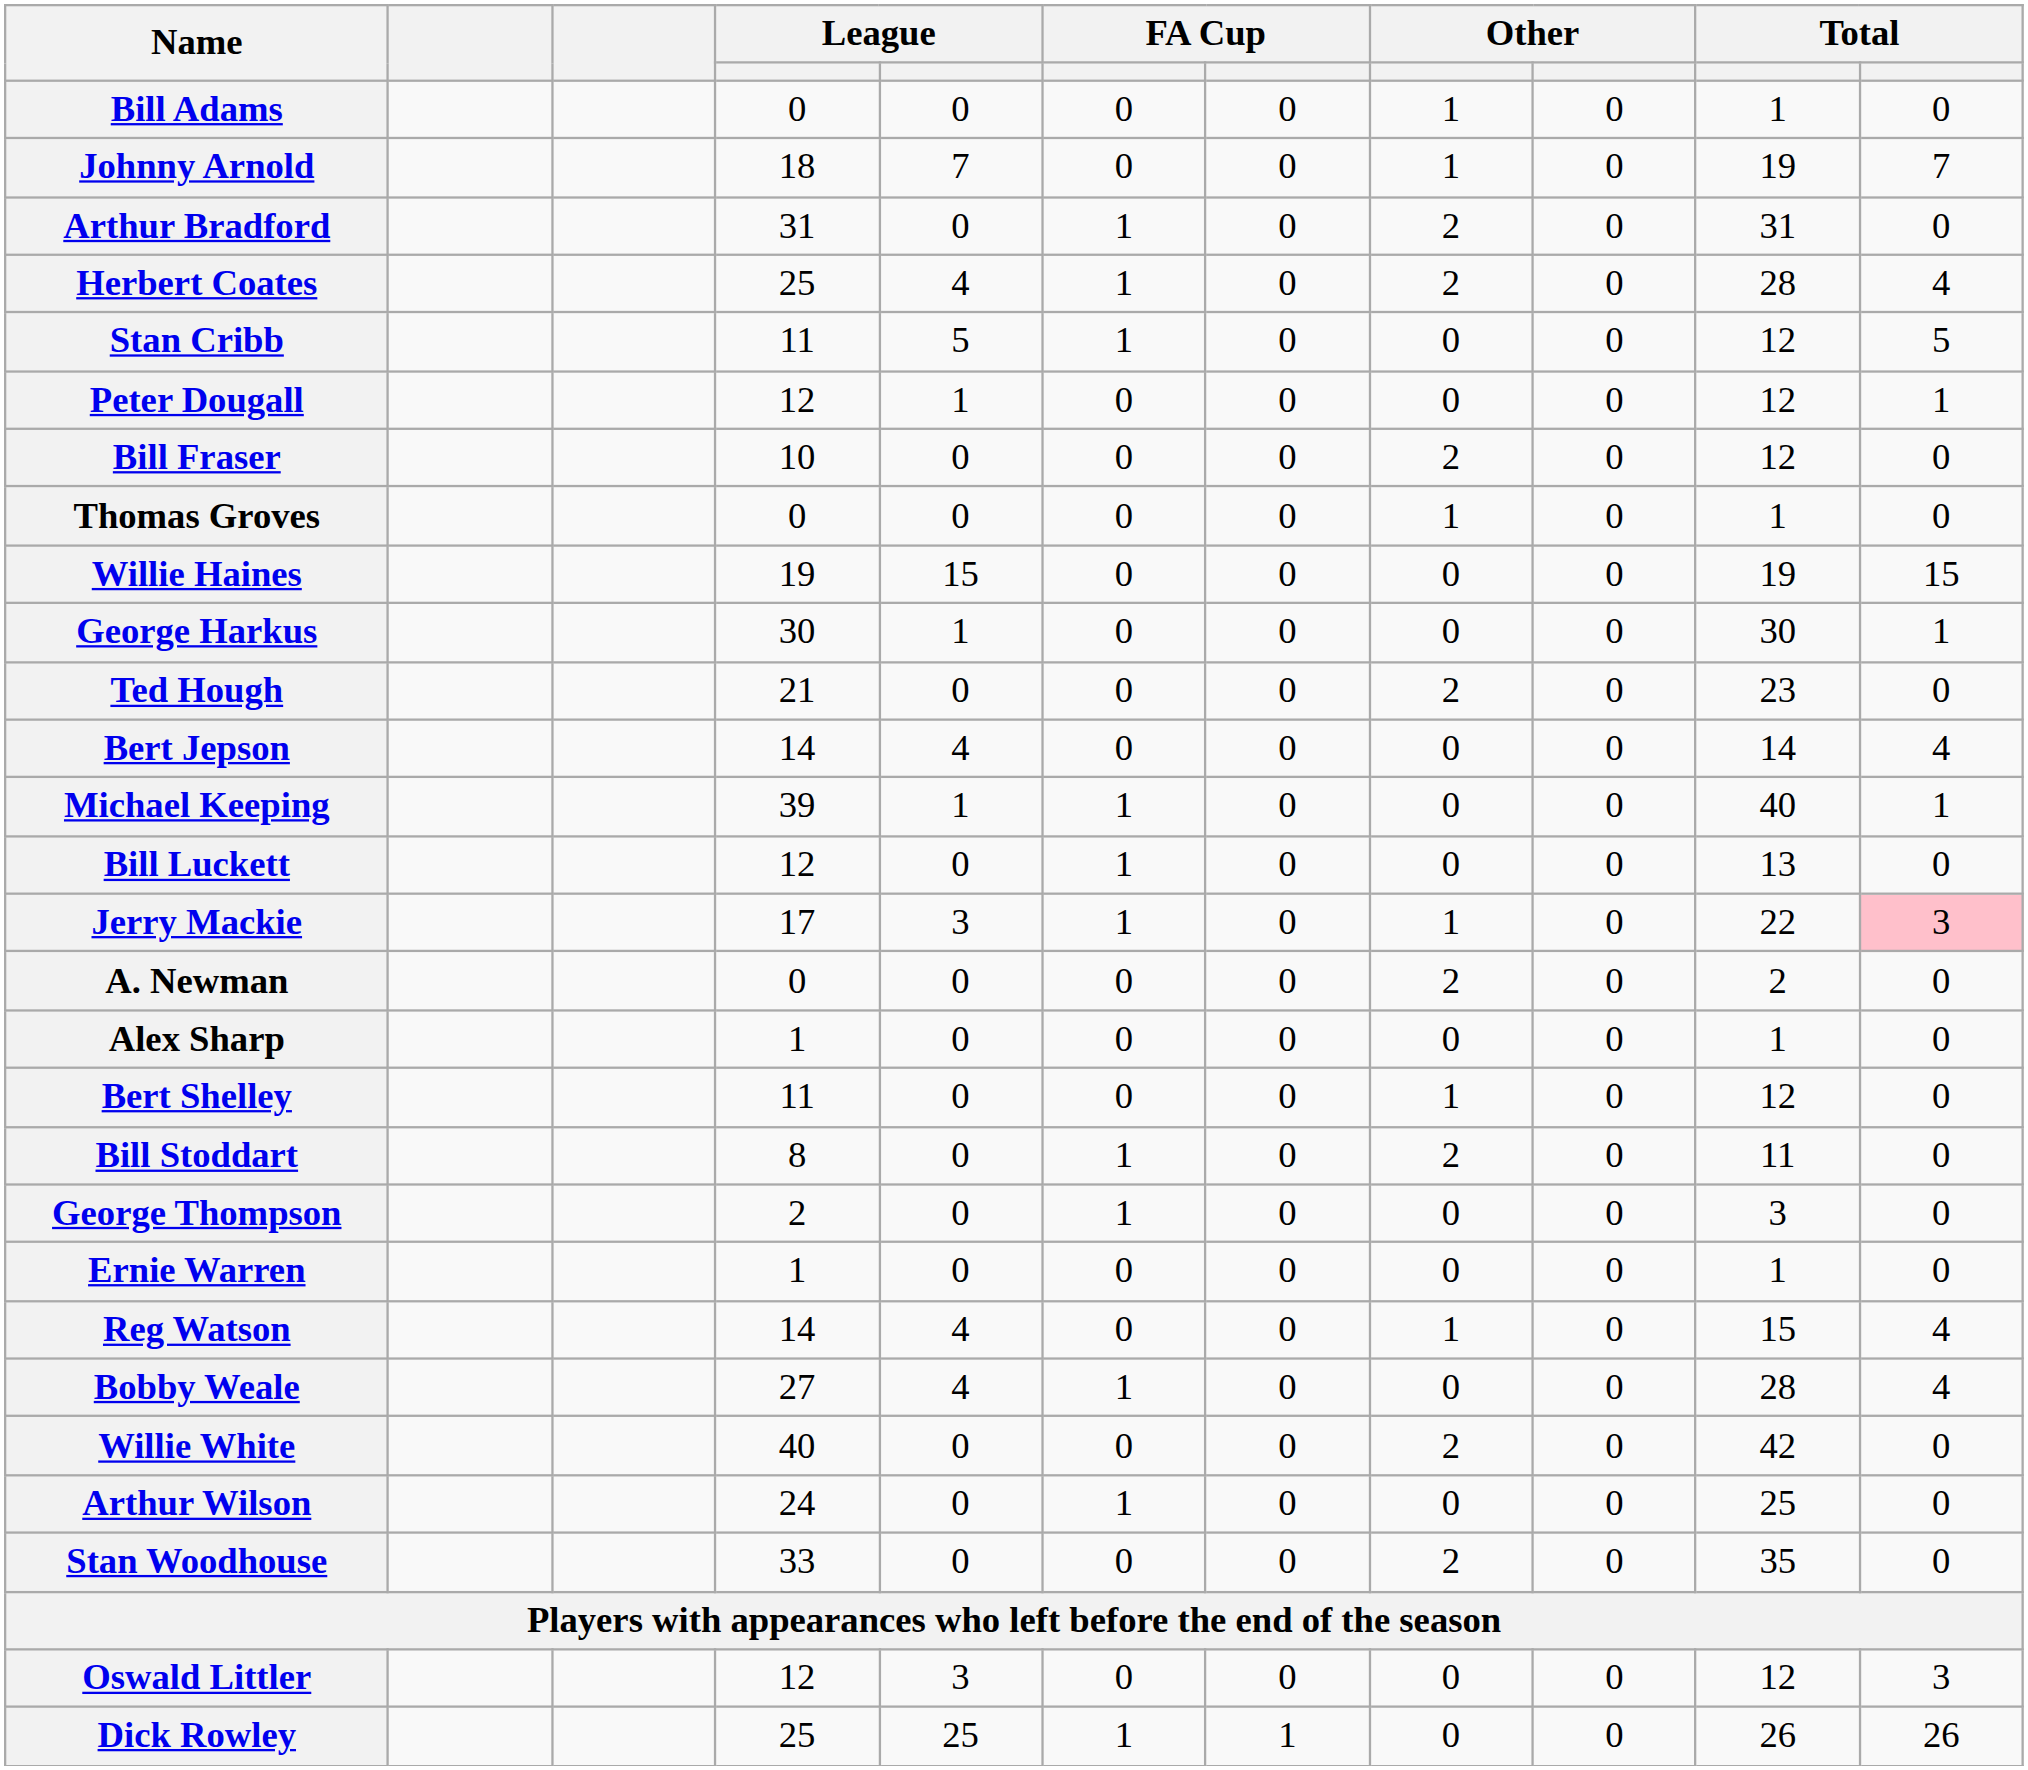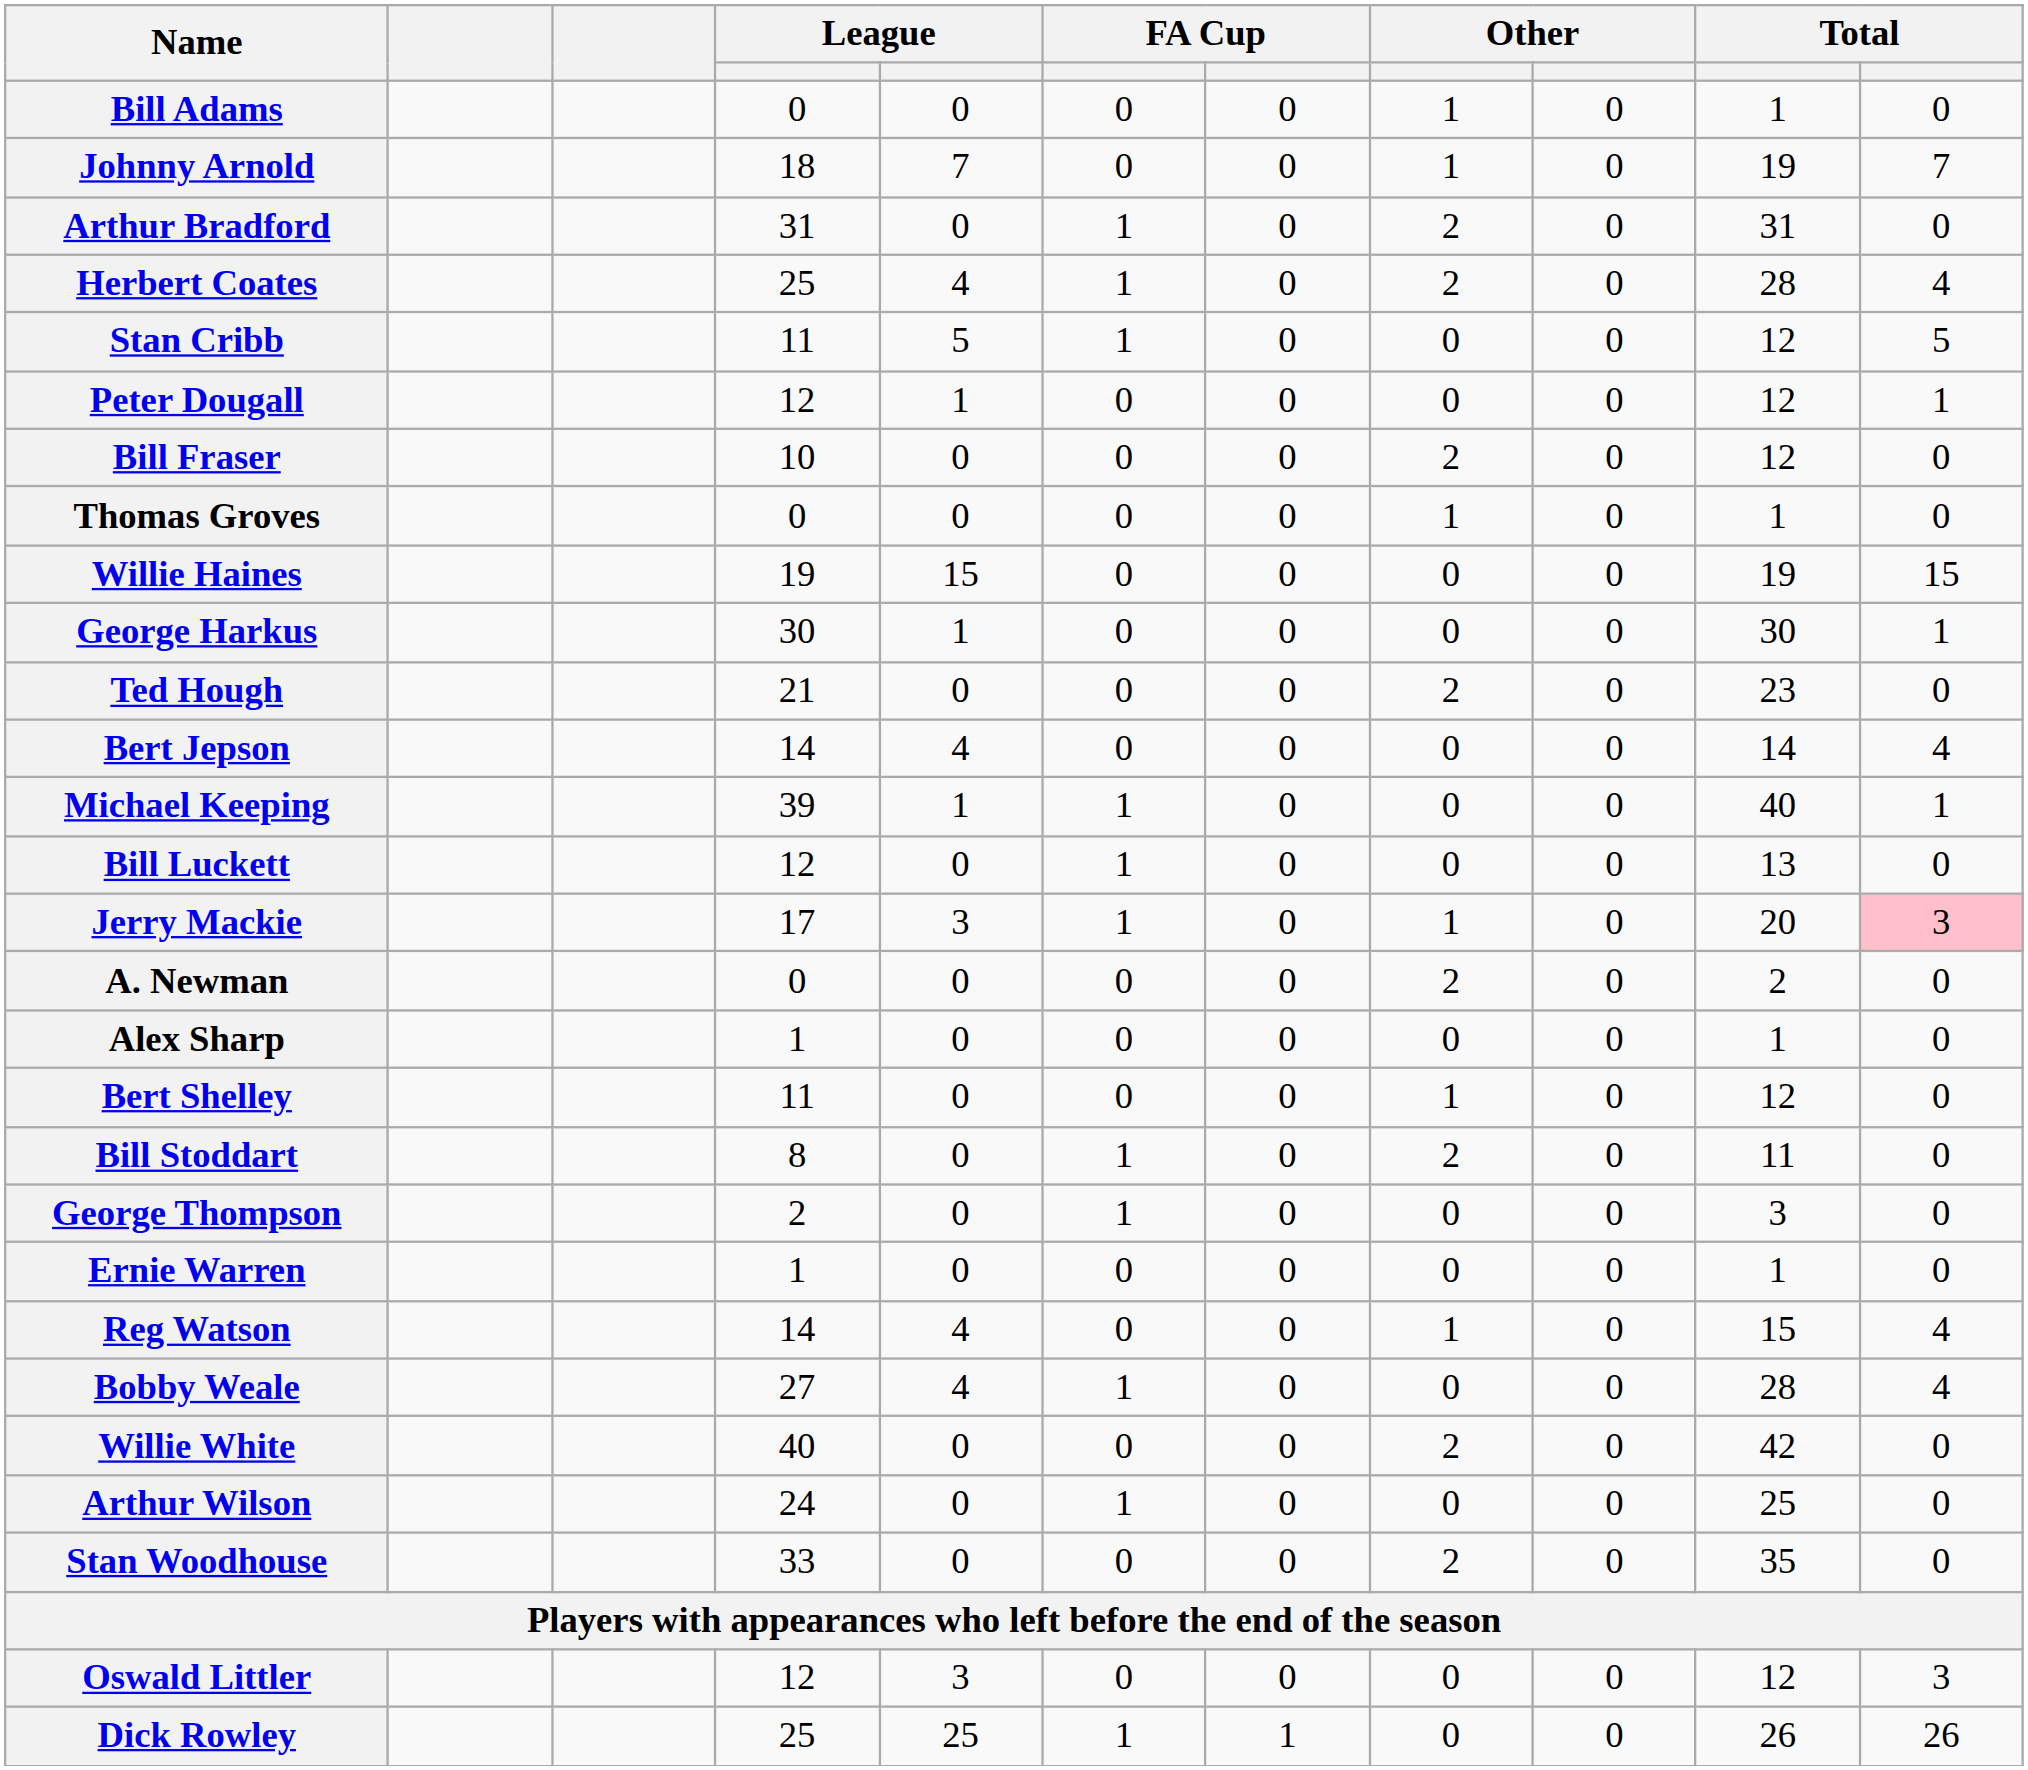(1778, 922) 22 -> (1778, 922) 20
